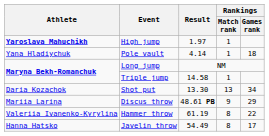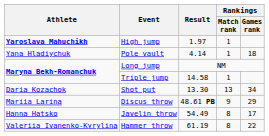rows swapped: (149, 125) <-> (147, 113)
